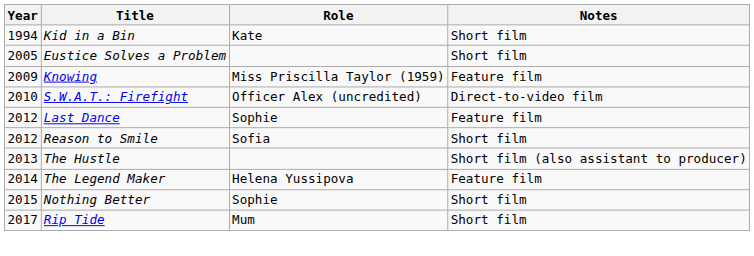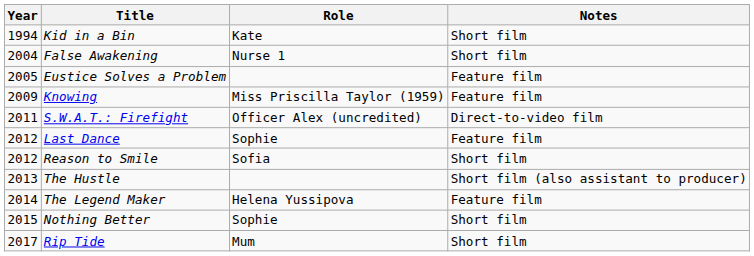+ row: (101, 56)
(489, 56) Short film -> (496, 76) Feature film
(23, 97) 2010 -> (23, 118) 2011
